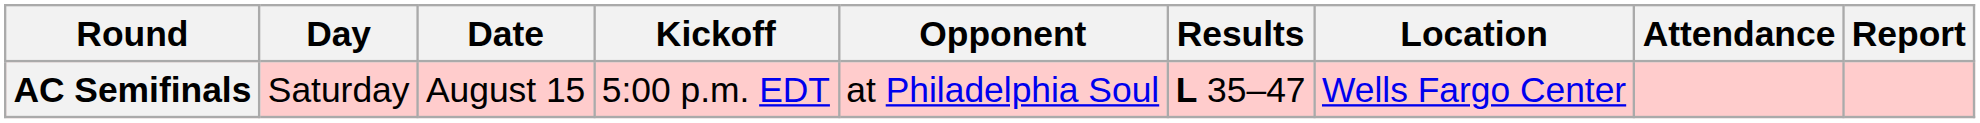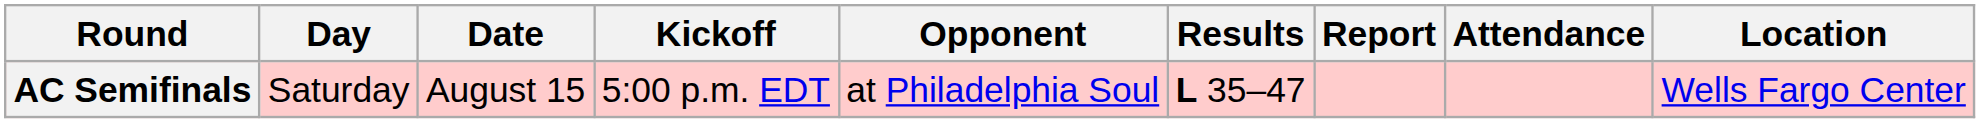columns swapped: (1474, 33) <-> (1909, 33)
